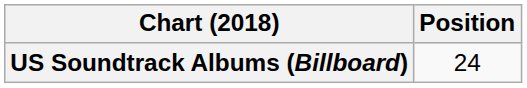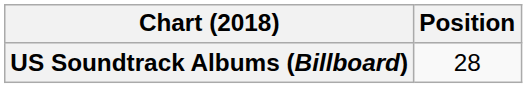(467, 62) 24 -> (467, 62) 28
